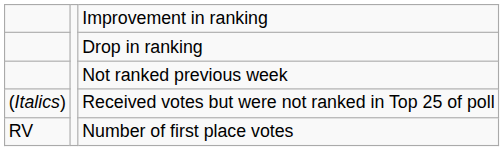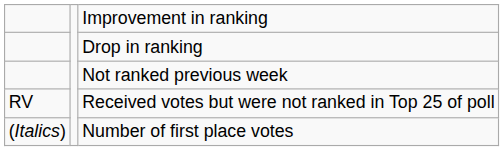(37, 103) (Italics) -> (21, 103) RV
(21, 131) RV -> (37, 131) (Italics)
